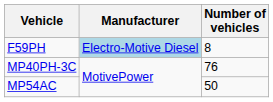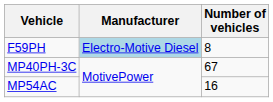(211, 67) 76 -> (211, 67) 67
(211, 86) 50 -> (211, 86) 16
